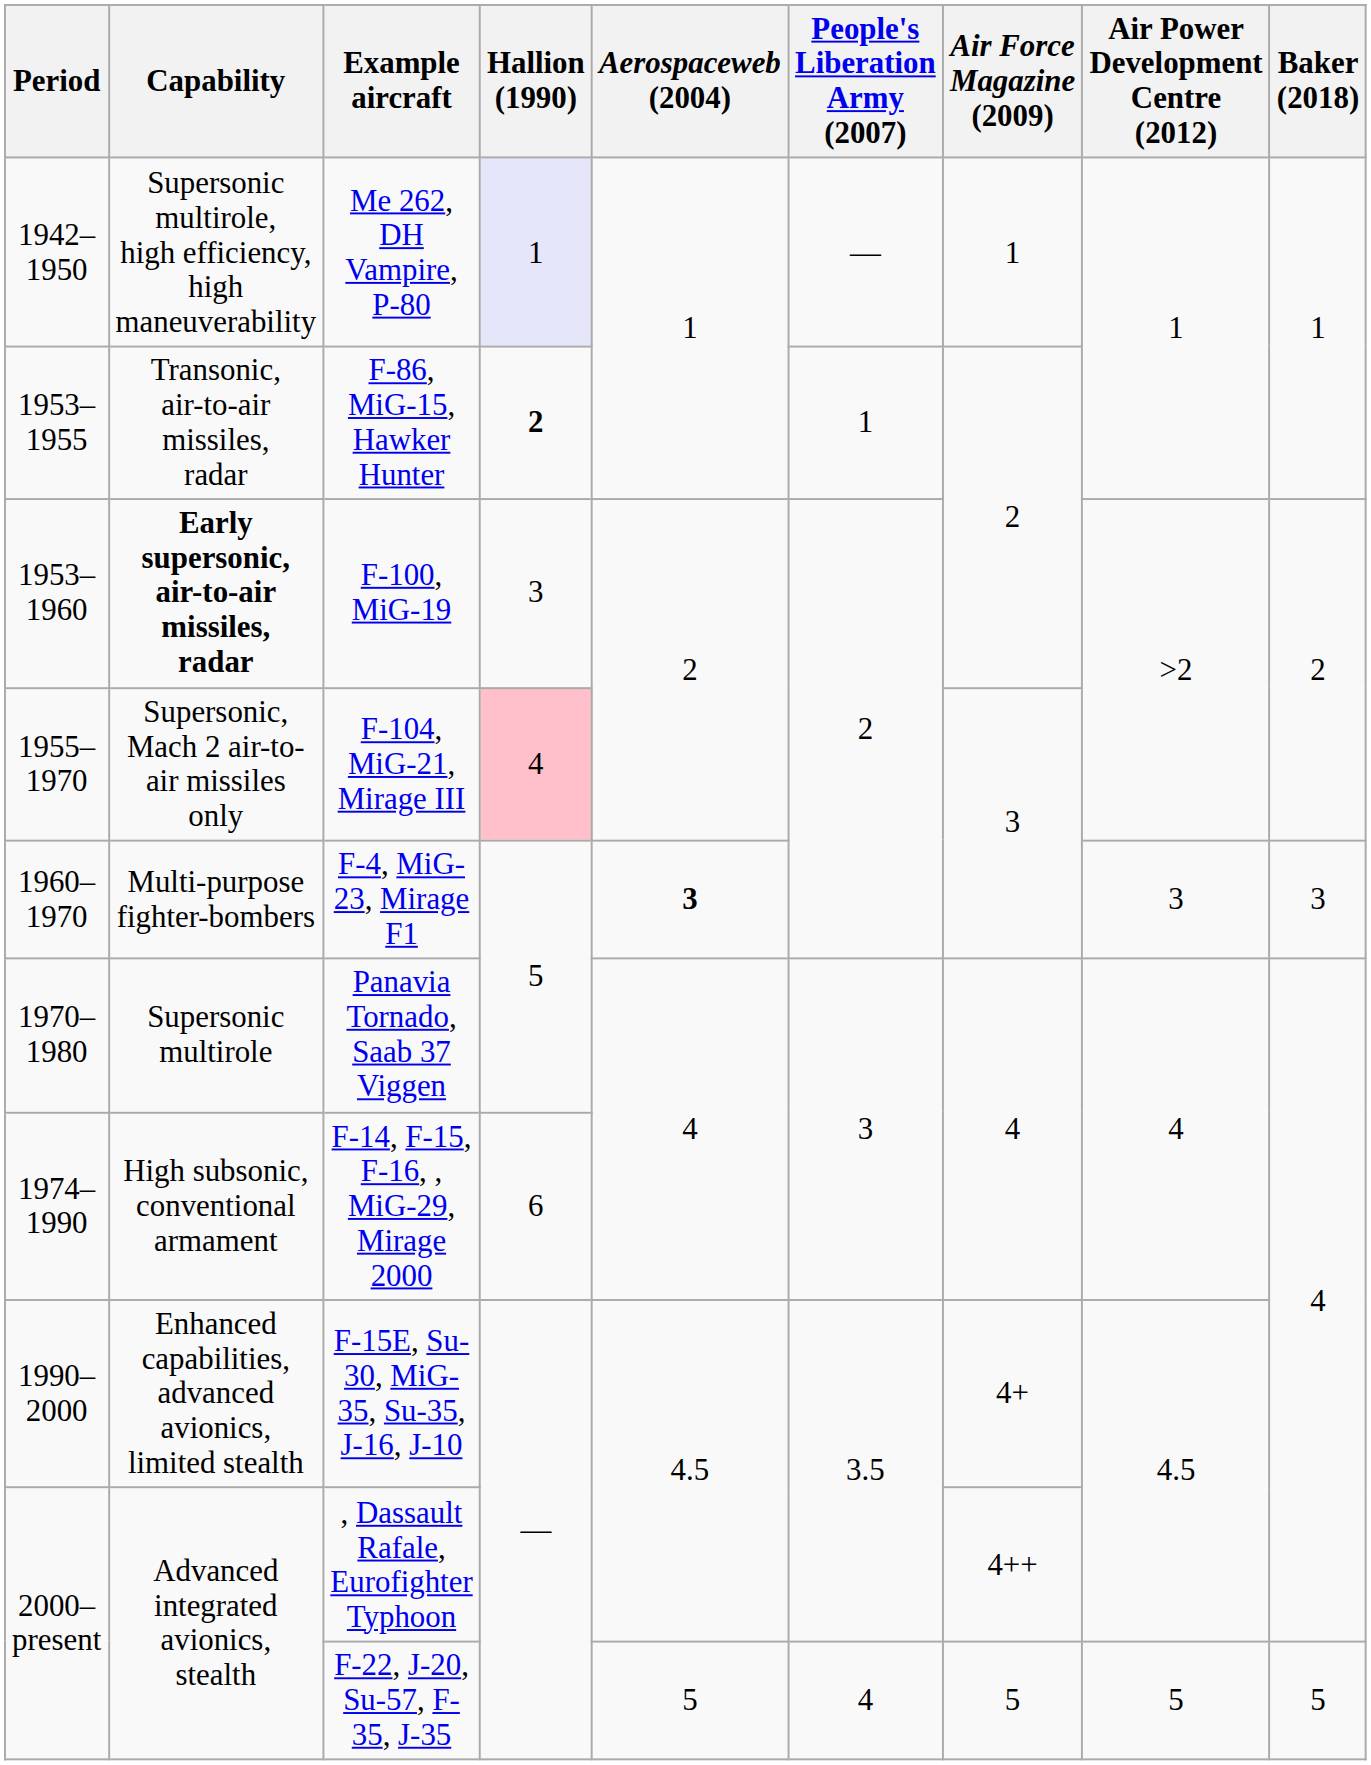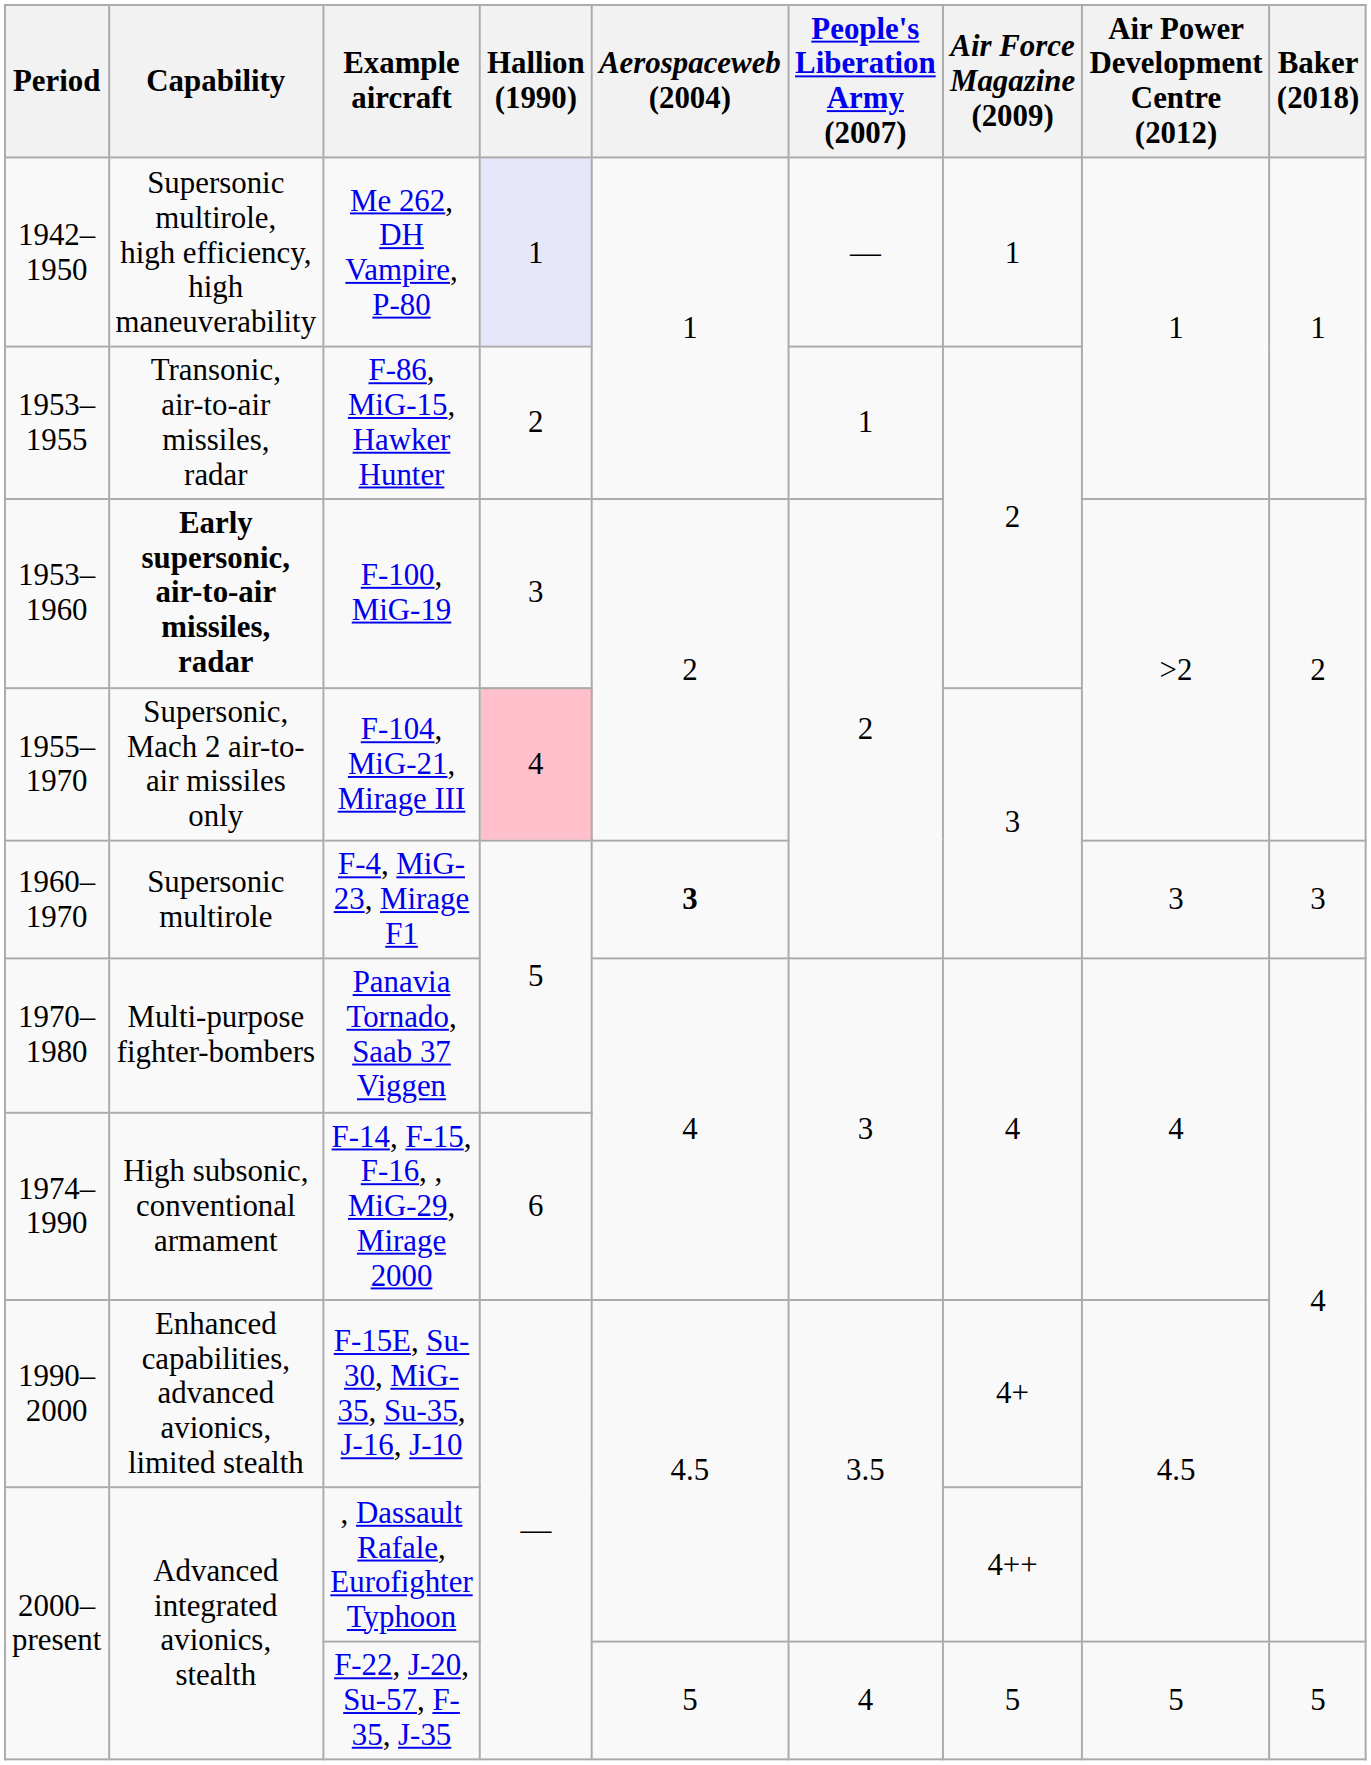(536, 422) bold -> (536, 422) normal
(216, 899) Multi-purpose fighter-bombers -> (216, 899) Supersonic multirole
(216, 1034) Supersonic multirole -> (216, 1034) Multi-purpose fighter-bombers
